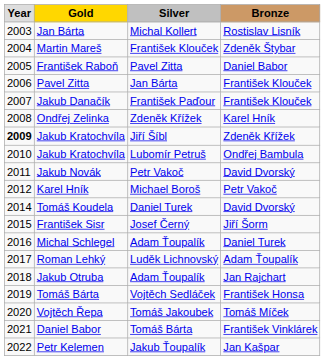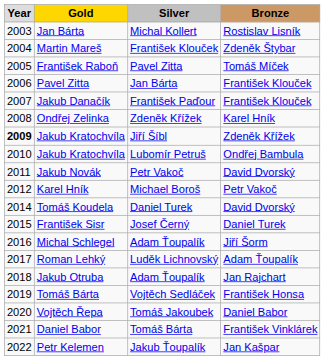(255, 66) Daniel Babor -> (256, 66) Tomáš Míček
(246, 224) Jiří Šorm -> (254, 224) Daniel Turek
(254, 242) Daniel Turek -> (246, 242) Jiří Šorm
(256, 312) Tomáš Míček -> (255, 312) Daniel Babor
